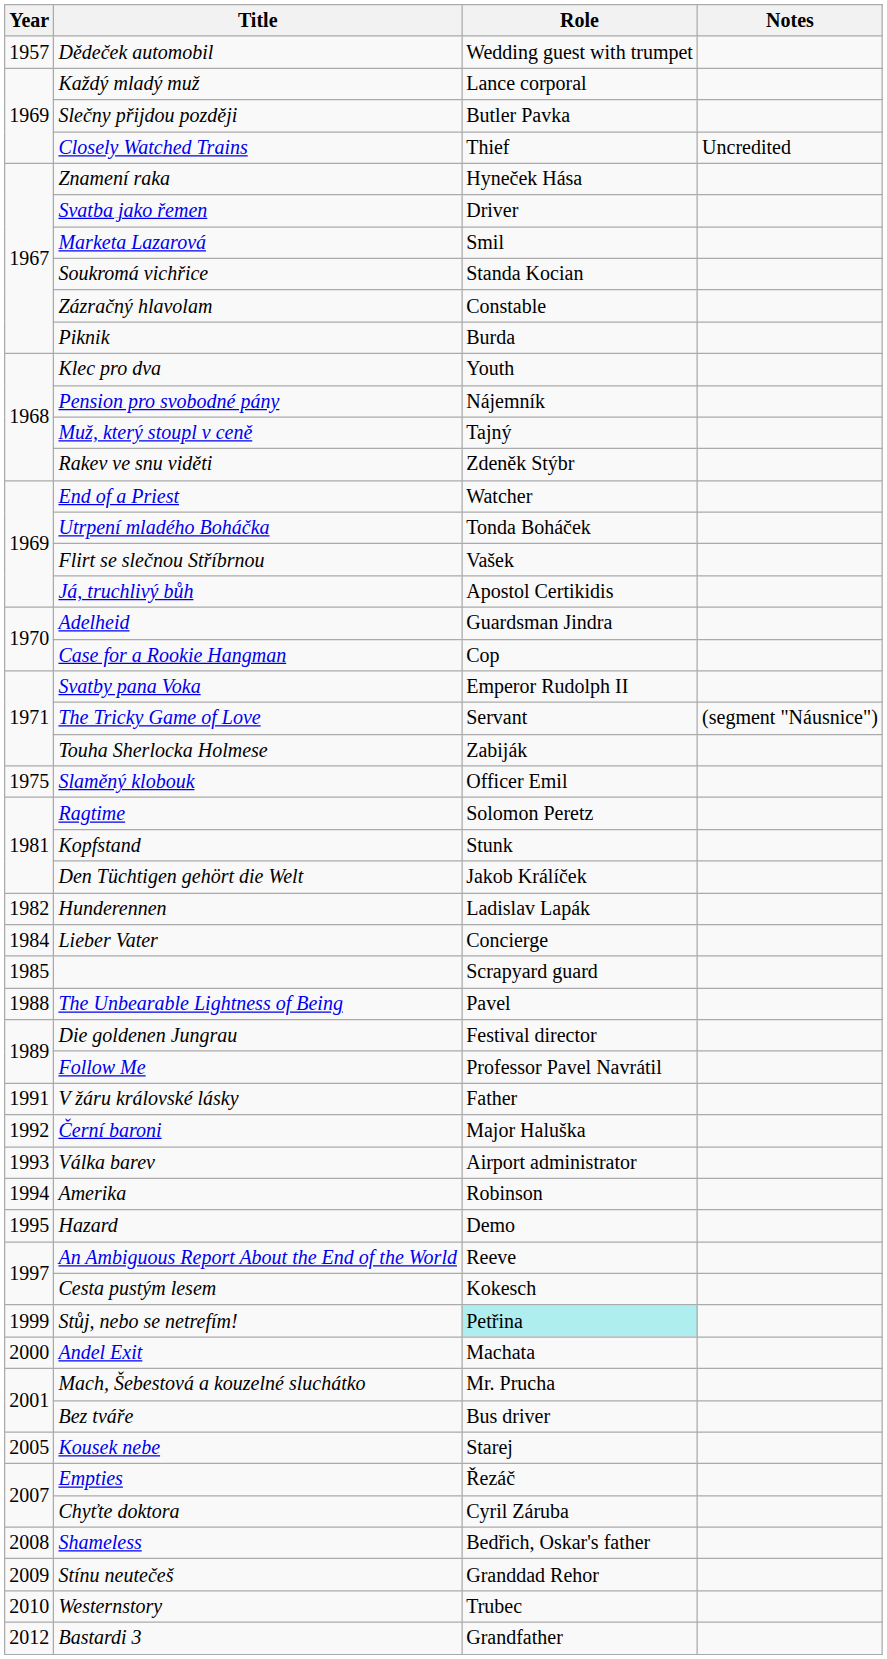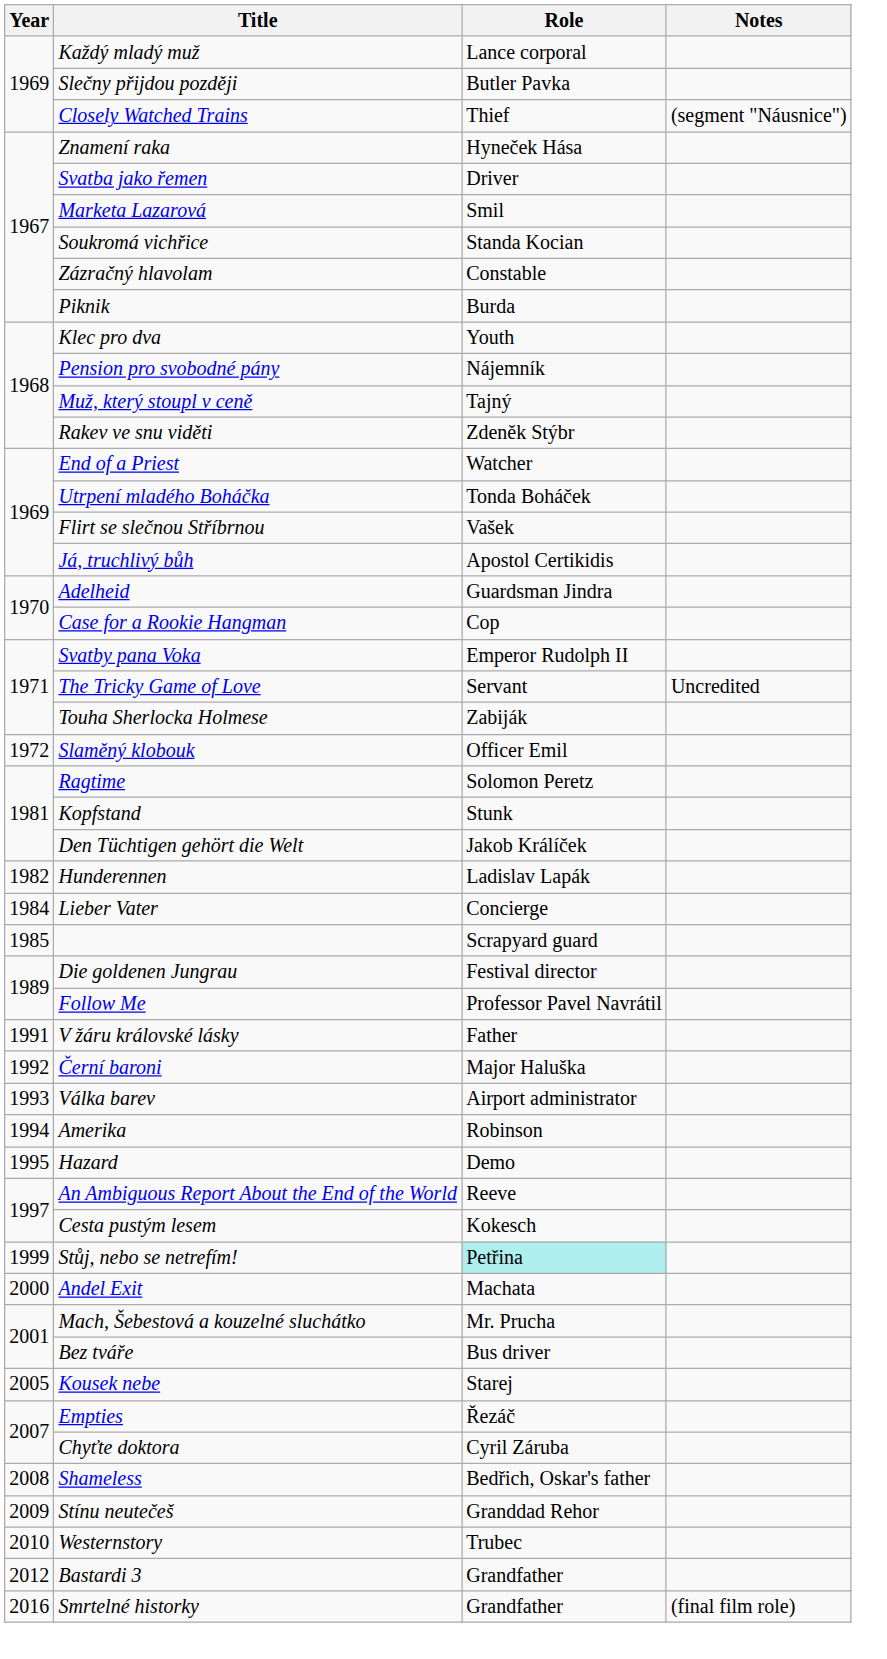- row: (136, 52)
(747, 147) Uncredited -> (759, 115) (segment "Náusnice")
(790, 718) (segment "Náusnice") -> (715, 686) Uncredited
(29, 781) 1975 -> (29, 749) 1972
- row: (201, 1003)
+ row: (129, 1606)
